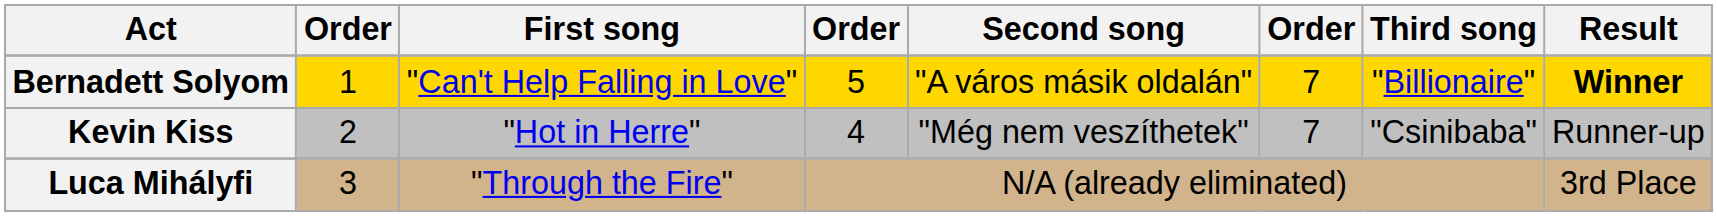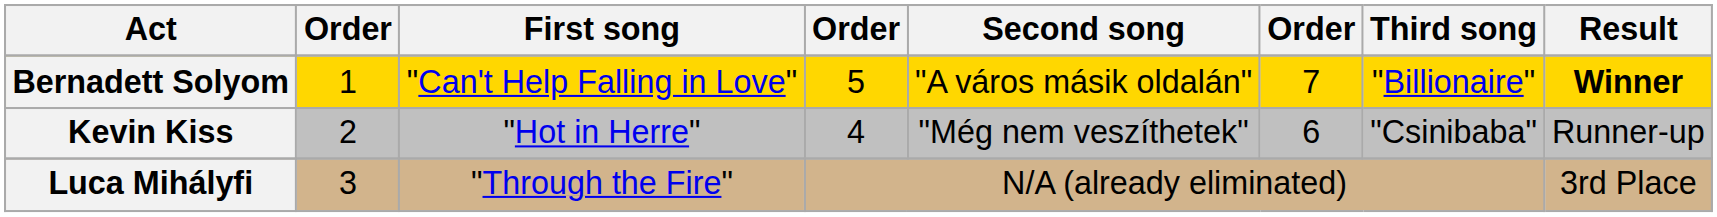(1311, 132) 7 -> (1311, 132) 6
